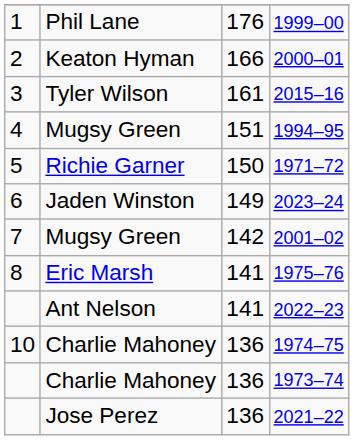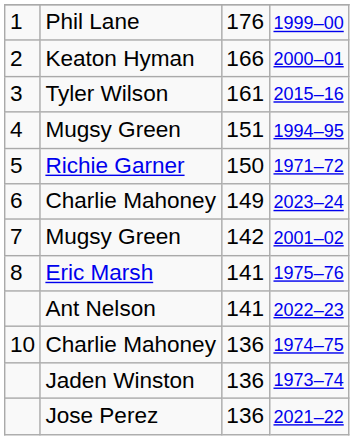(120, 201) Jaden Winston -> (131, 201) Charlie Mahoney
(131, 380) Charlie Mahoney -> (120, 380) Jaden Winston
